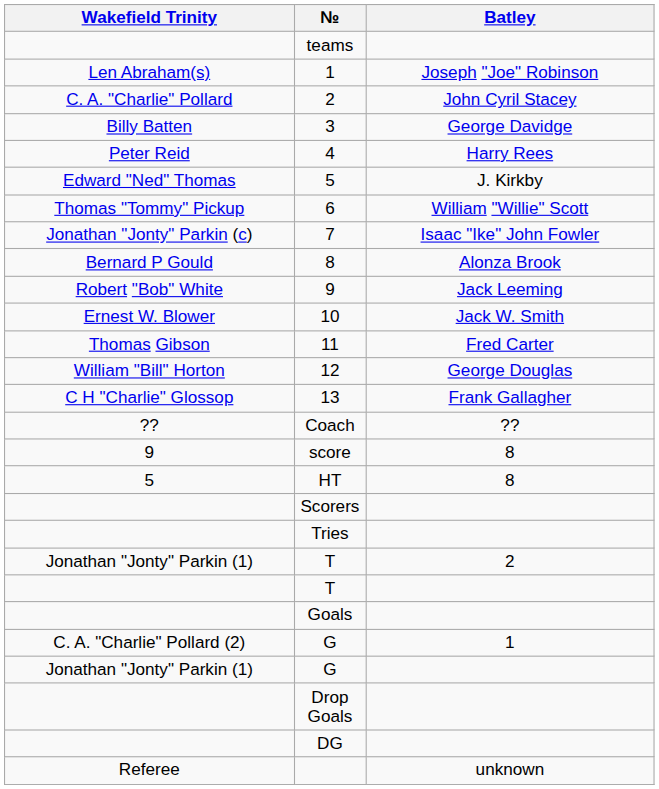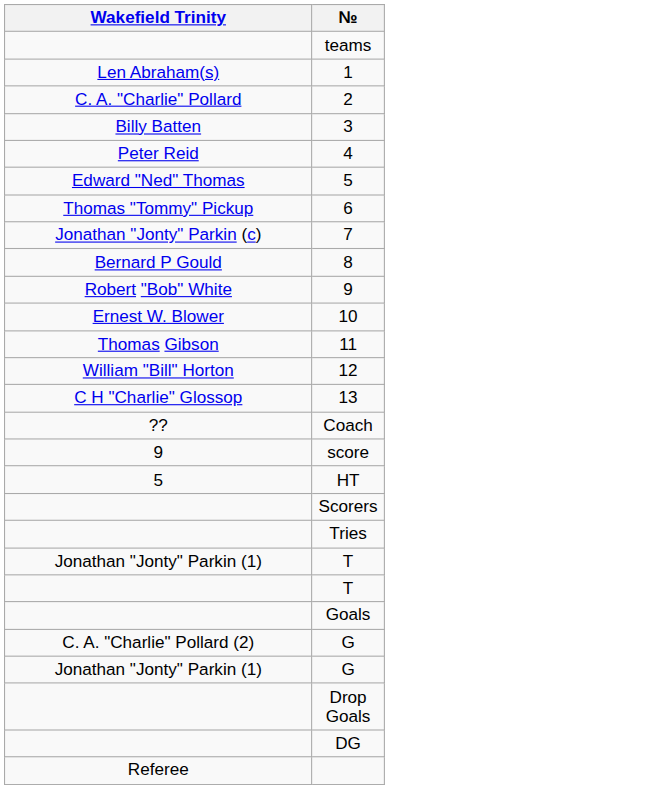- column: (510, 18)
